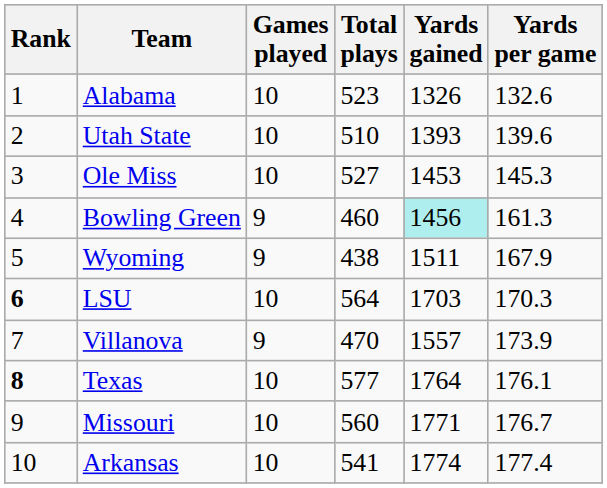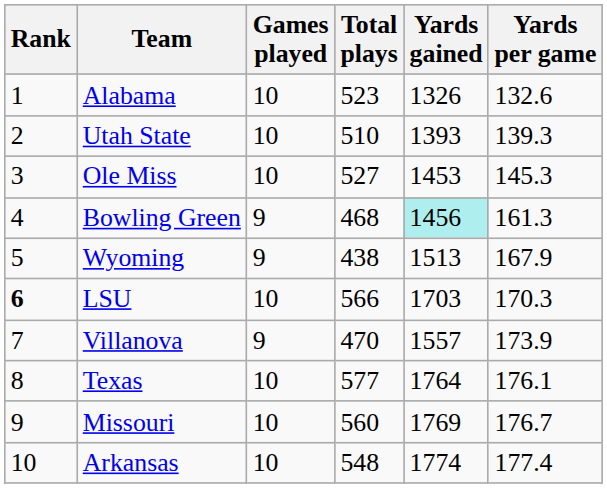(523, 135) 139.6 -> (523, 135) 139.3
(360, 217) 460 -> (360, 217) 468
(435, 258) 1511 -> (435, 258) 1513
(360, 299) 564 -> (360, 299) 566
(17, 380) bold -> (17, 380) normal
(435, 421) 1771 -> (435, 421) 1769
(360, 462) 541 -> (360, 462) 548
